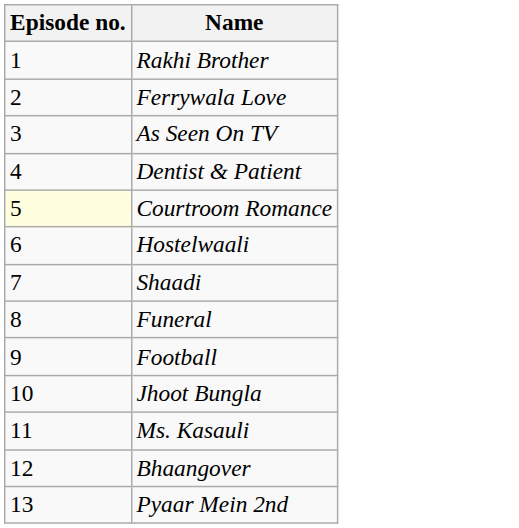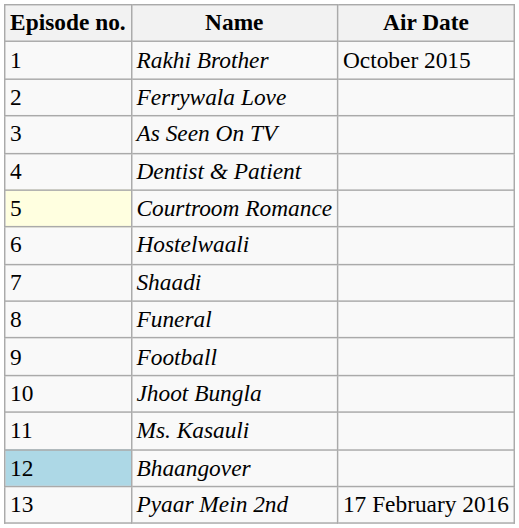+ column: (426, 23)
(22, 467) no background -> (22, 467) lightblue background
